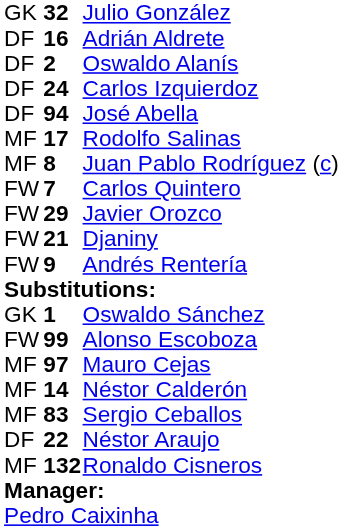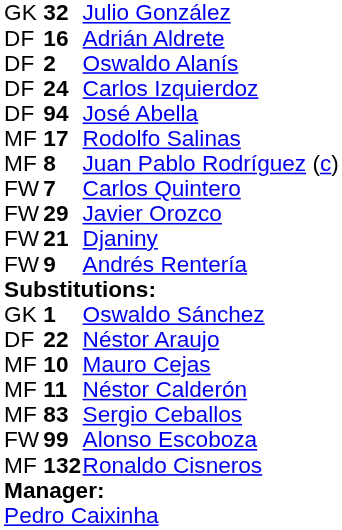rows swapped: (151, 440) <-> (170, 339)
(56, 364) 97 -> (56, 364) 10
(56, 389) 14 -> (55, 389) 11
